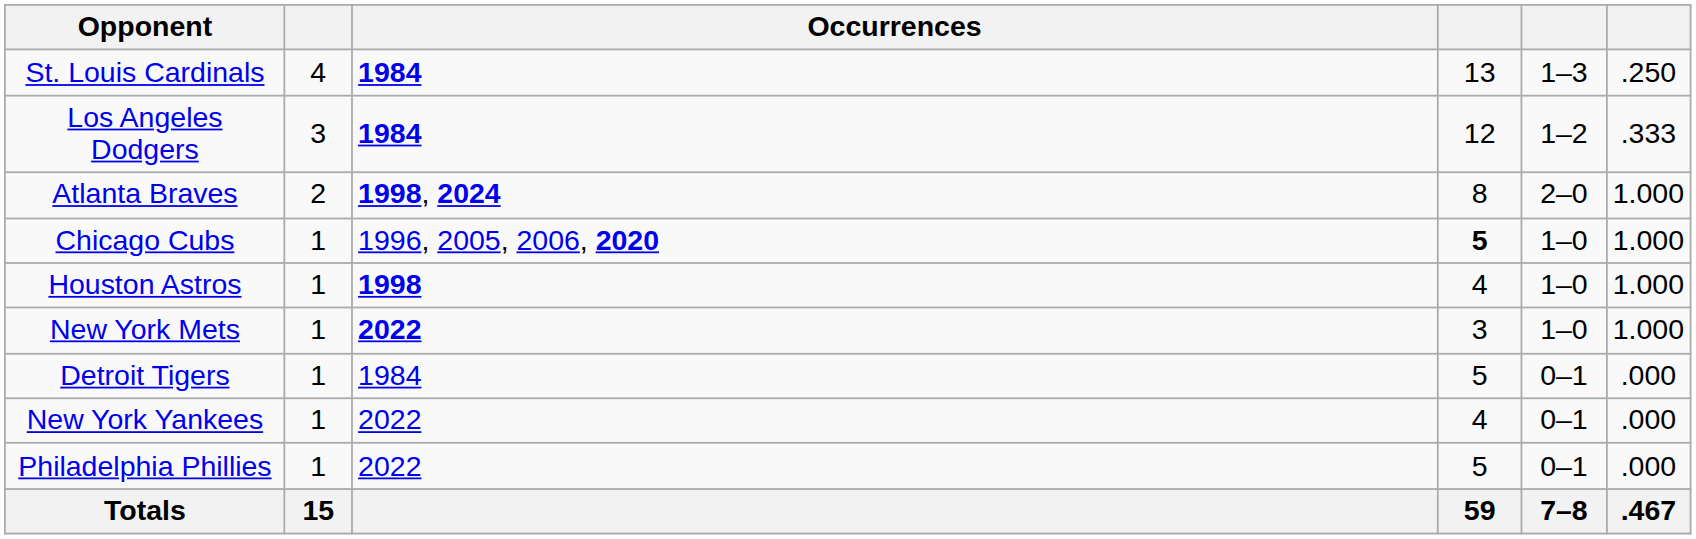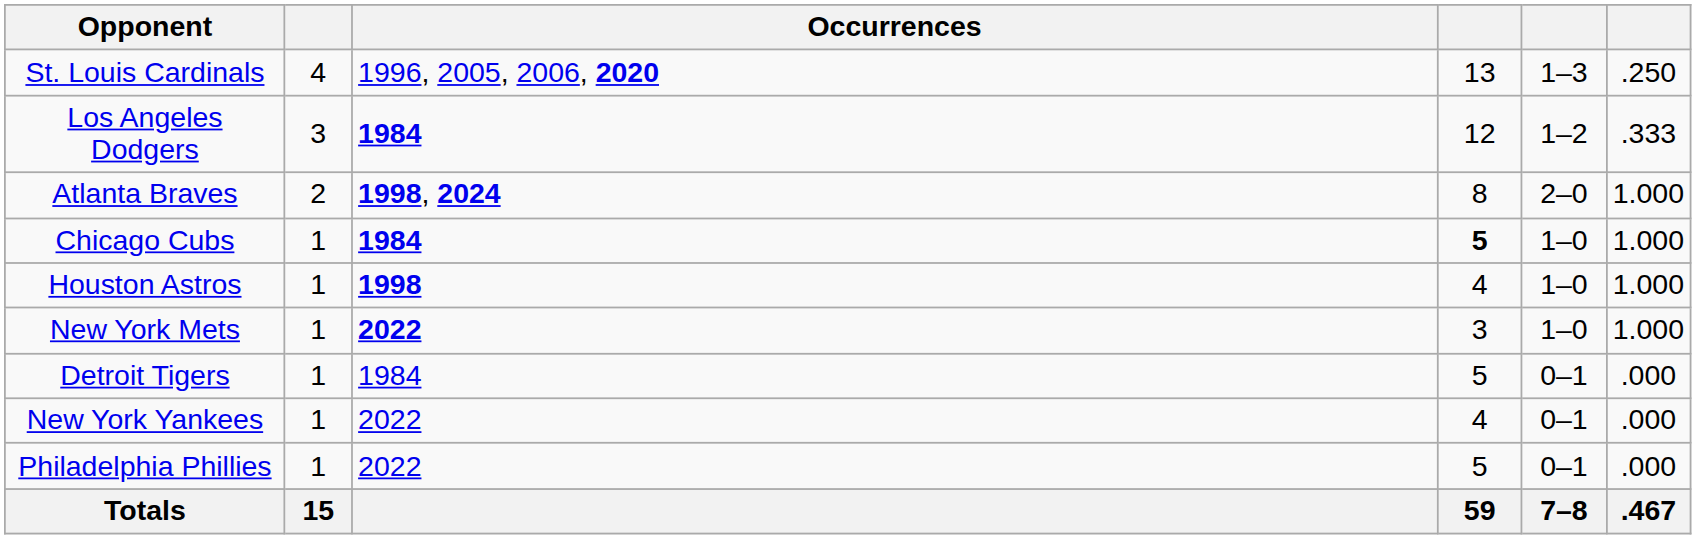(390, 72) 1984 -> (509, 72) 1996, 2005, 2006, 2020
(509, 239) 1996, 2005, 2006, 2020 -> (390, 239) 1984
